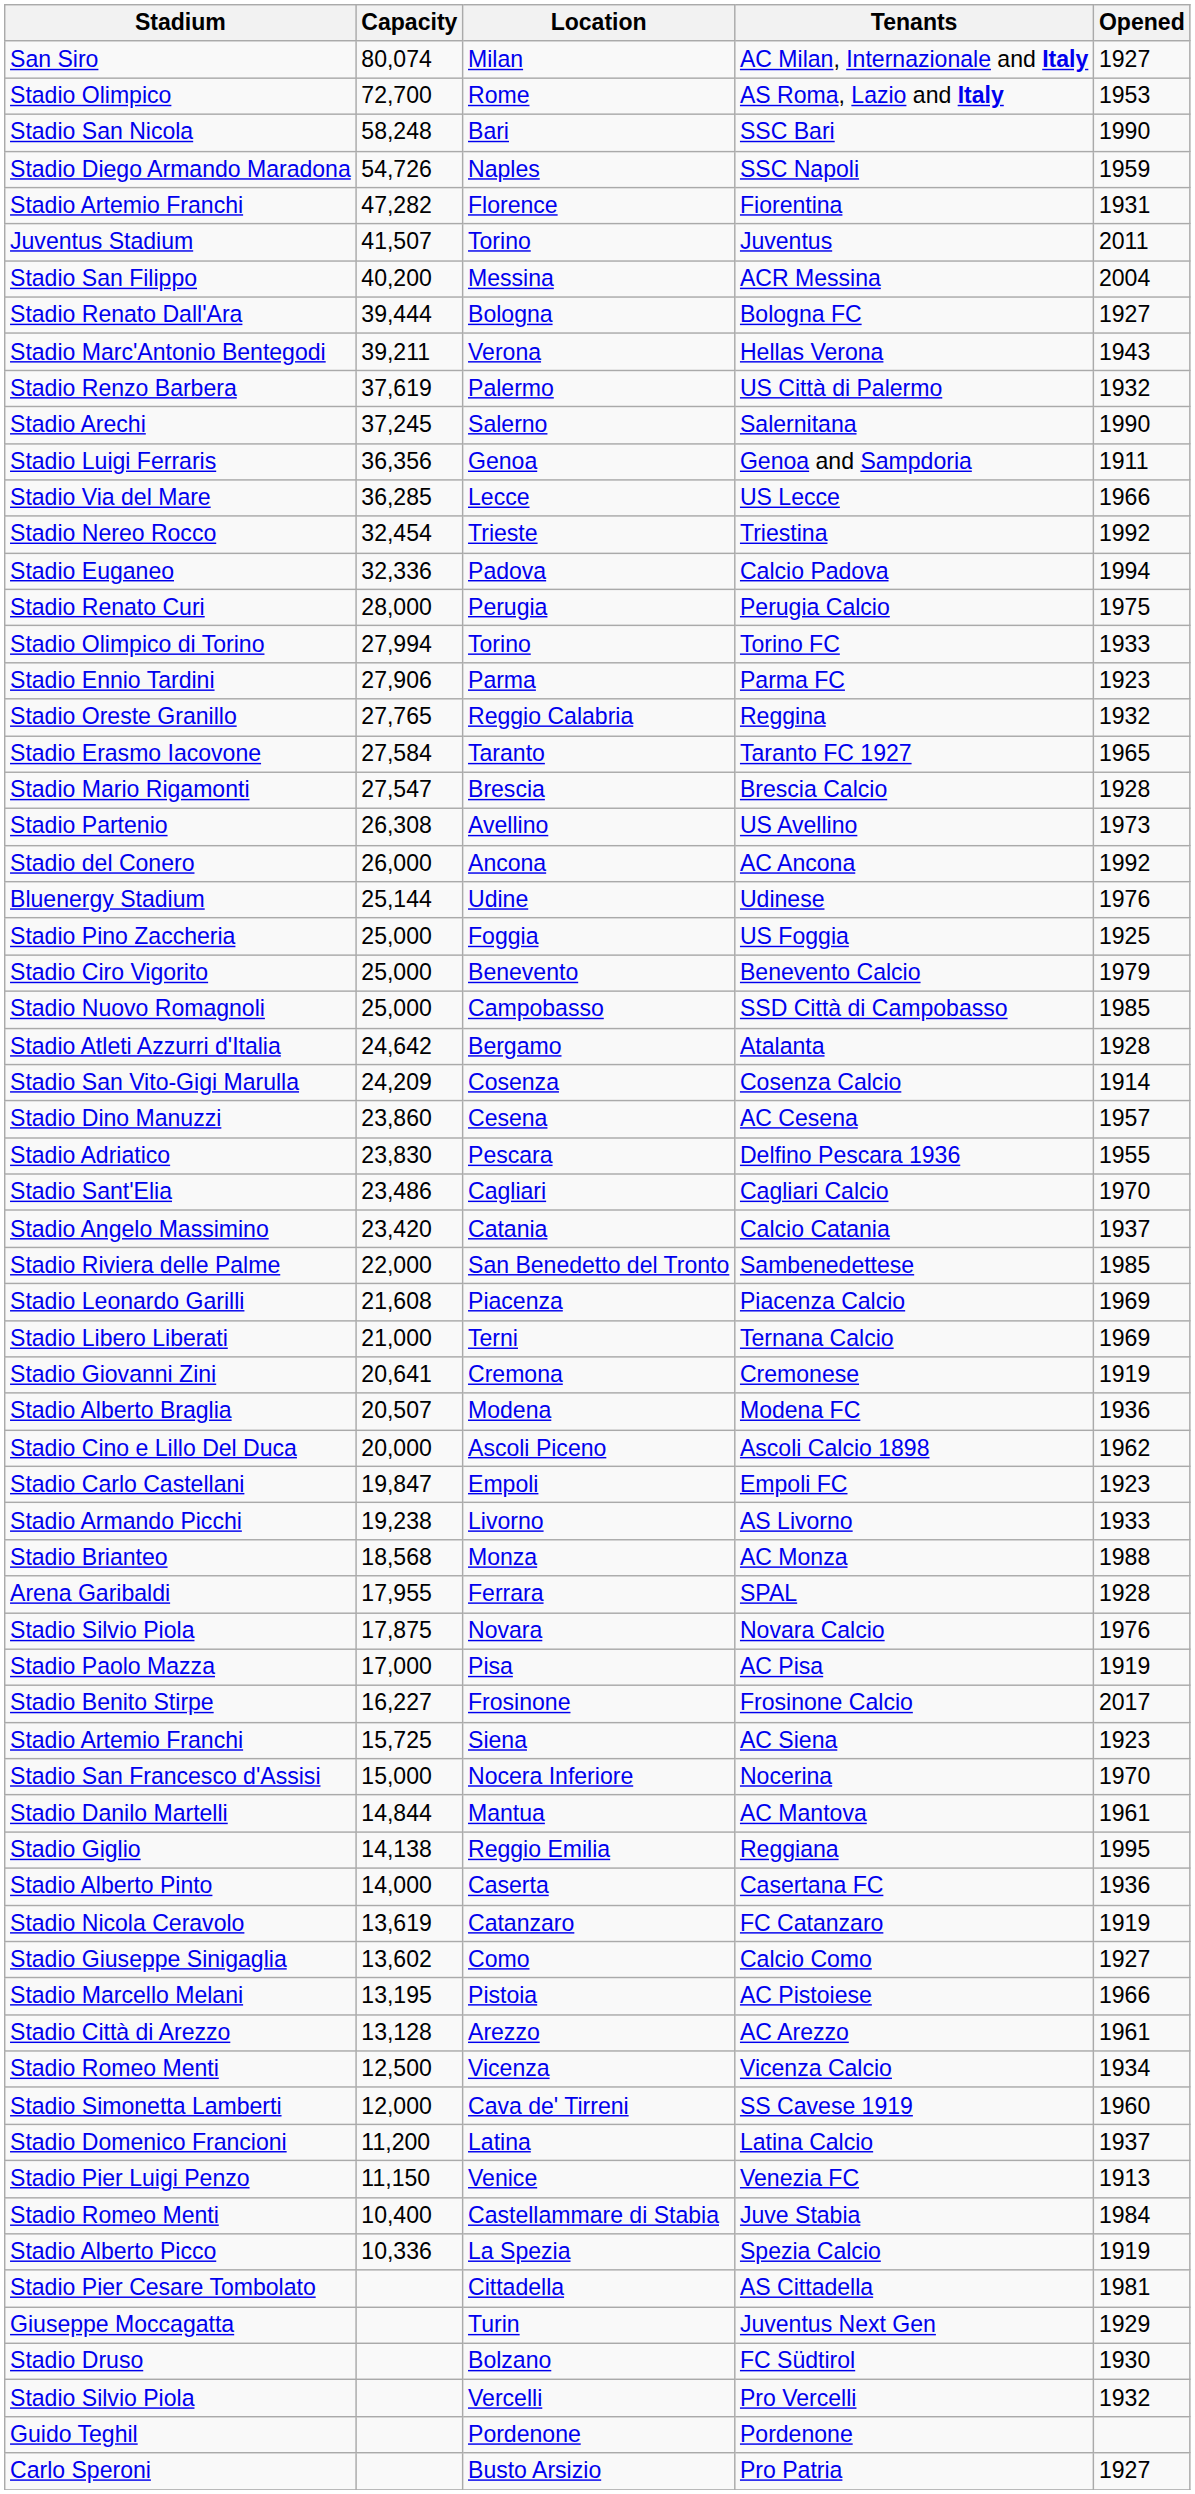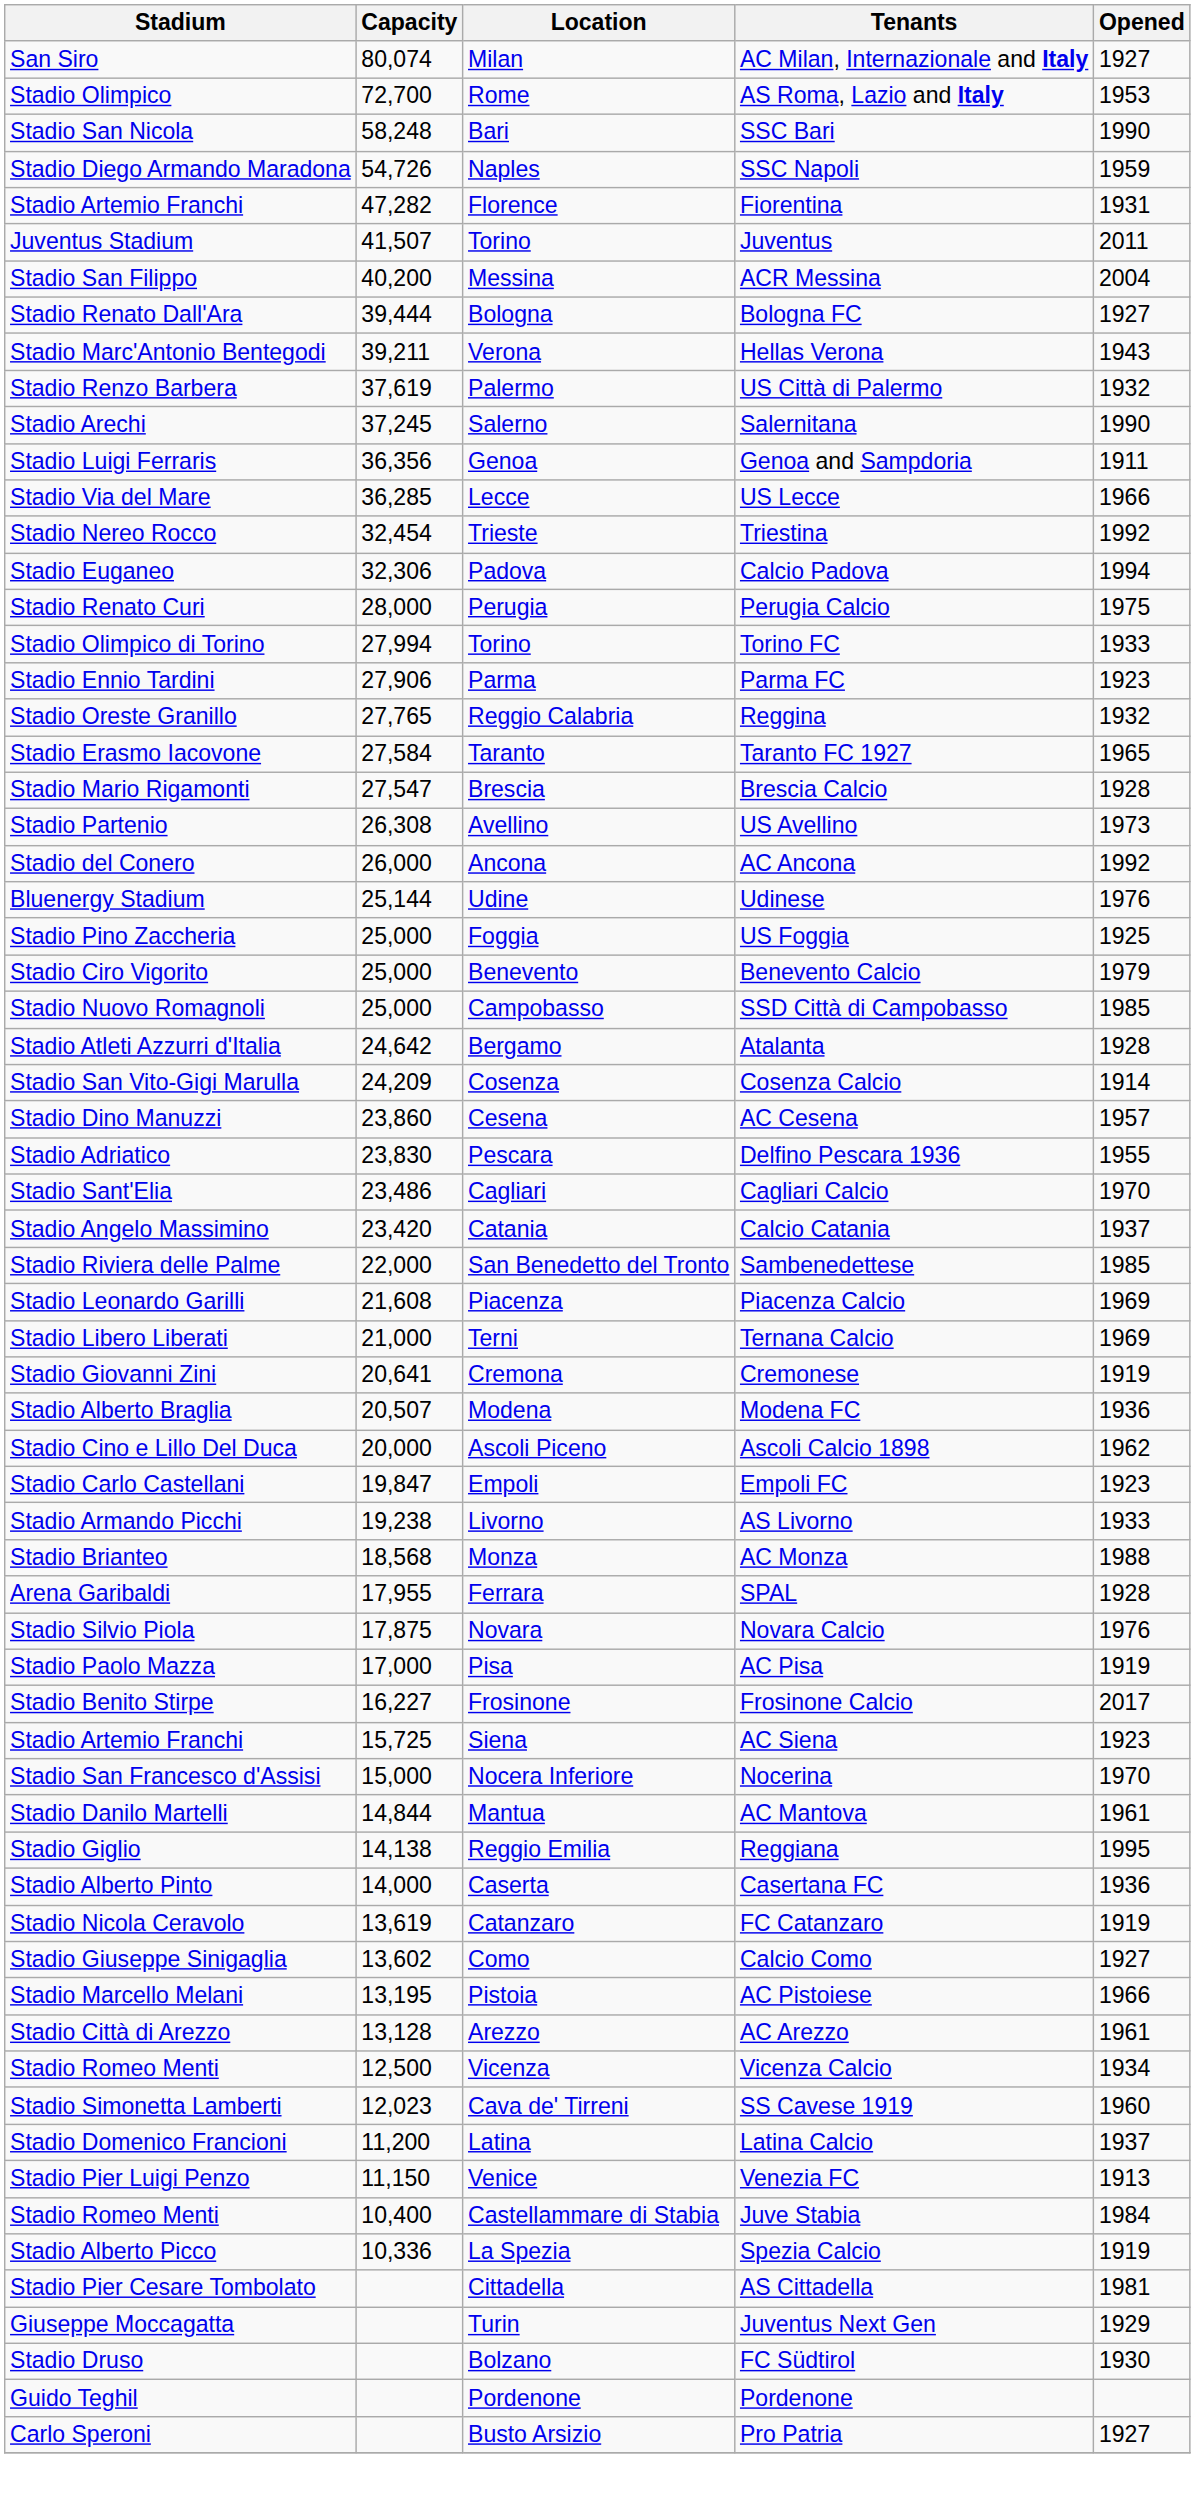(397, 570) 32,336 -> (397, 570) 32,306
(397, 2105) 12,000 -> (397, 2105) 12,023
- row: (798, 2397)
